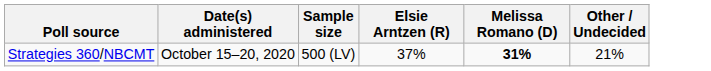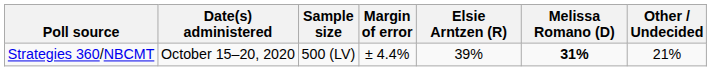+ column: (387, 24)
(411, 55) 37% -> (469, 55) 39%
